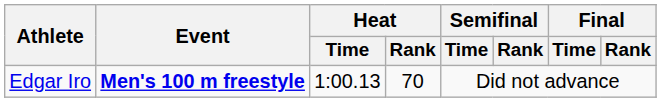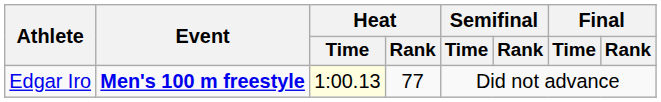(347, 82) no background -> (347, 82) lightyellow background
(413, 82) 70 -> (413, 82) 77
